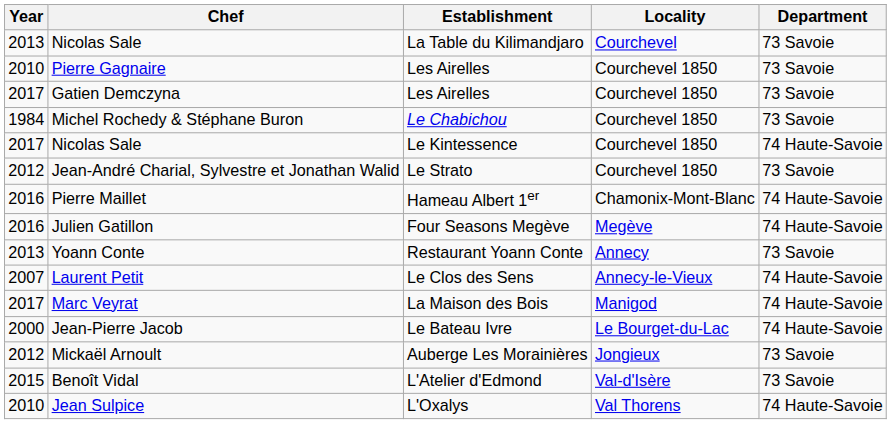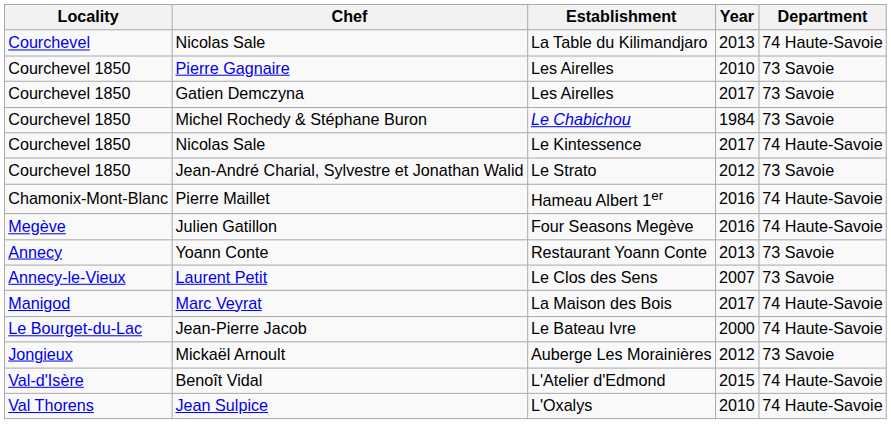columns swapped: (26, 17) <-> (675, 17)
(798, 42) 73 Savoie -> (822, 42) 74 Haute-Savoie
(822, 277) 74 Haute-Savoie -> (798, 277) 73 Savoie
(798, 380) 73 Savoie -> (822, 380) 74 Haute-Savoie
